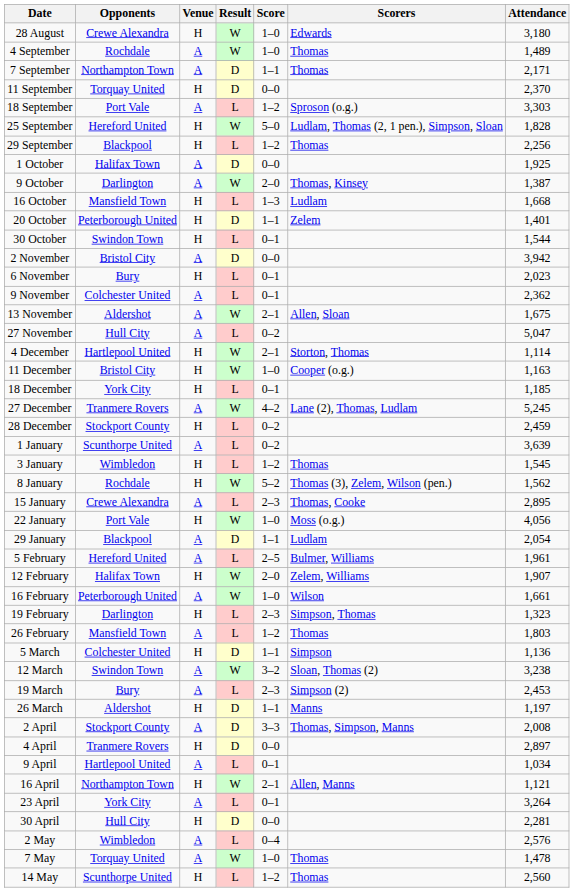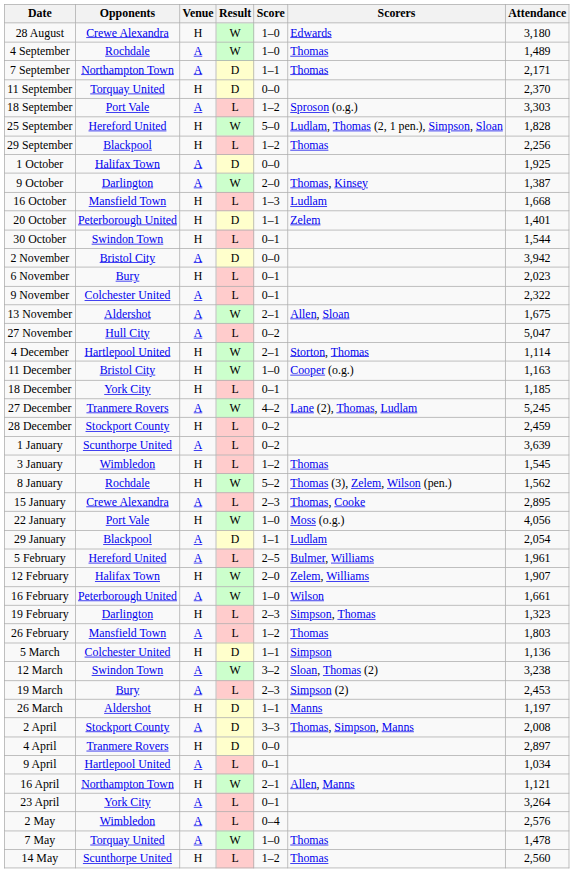(537, 295) 2,362 -> (537, 295) 2,322
- row: (40, 821)
